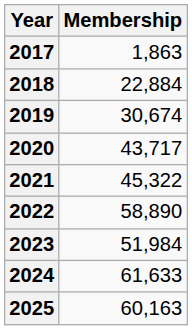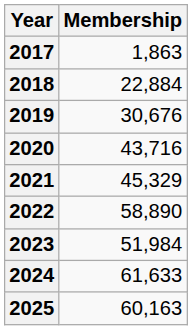(151, 116) 30,674 -> (151, 116) 30,676
(151, 148) 43,717 -> (151, 148) 43,716
(151, 180) 45,322 -> (151, 180) 45,329
